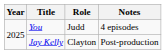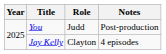(119, 27) 4 episodes -> (129, 27) Post-production
(129, 42) Post-production -> (119, 42) 4 episodes
